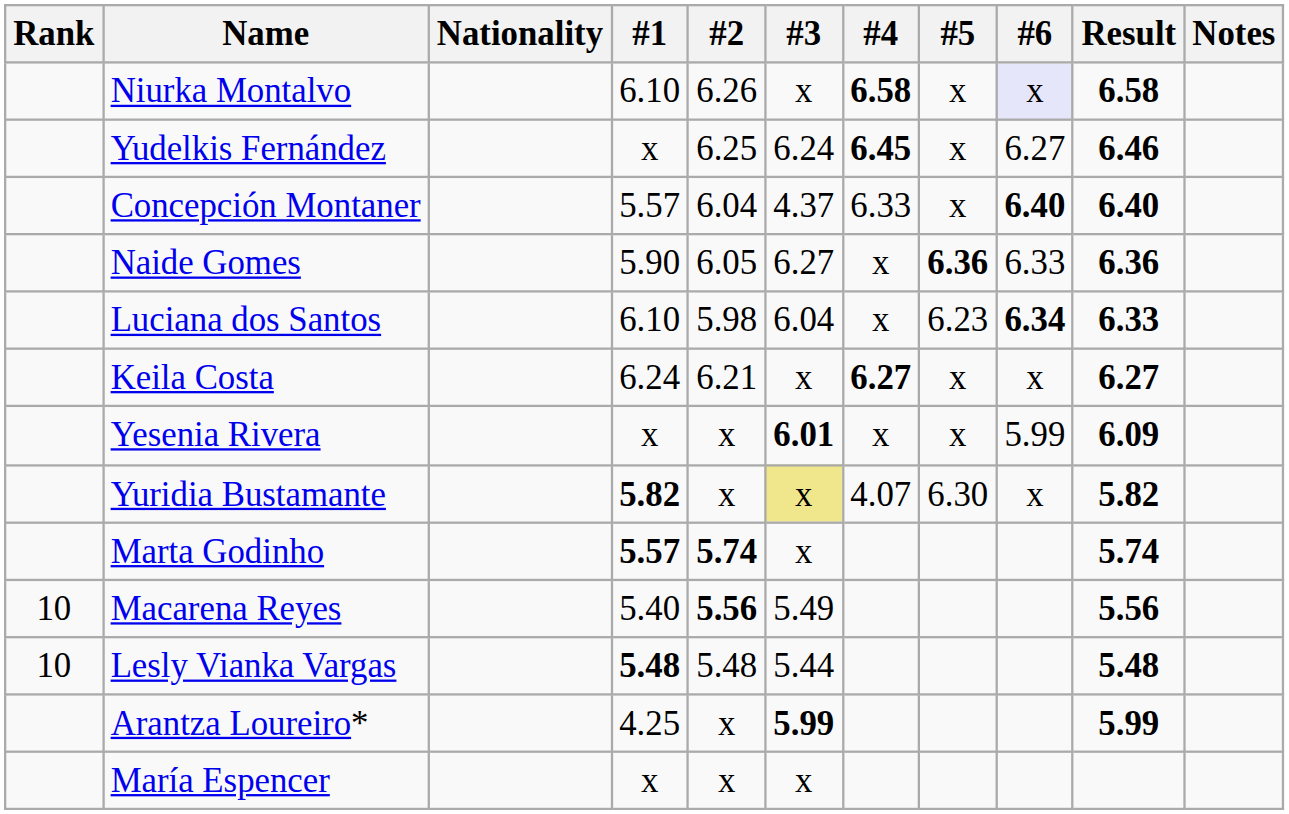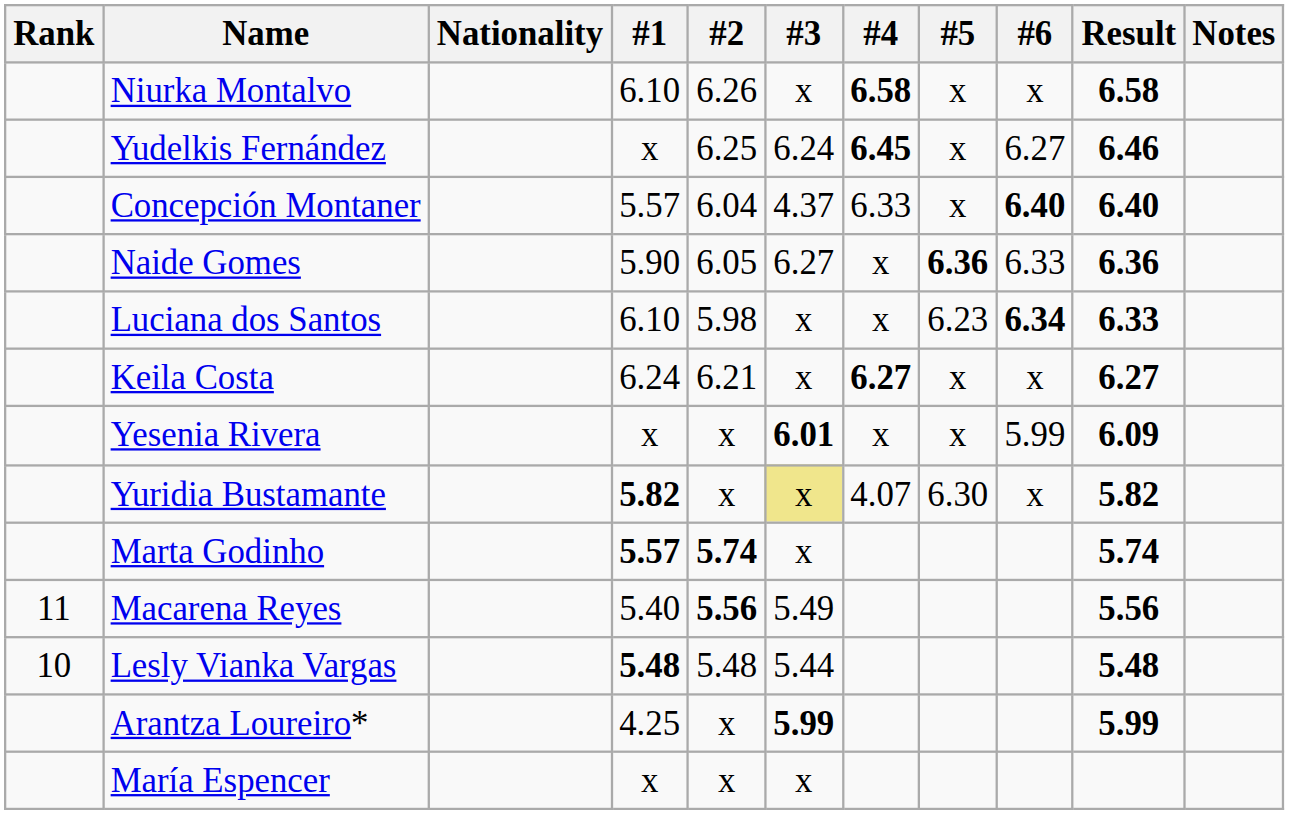(1035, 90) lavender background -> (1035, 90) no background
(804, 320) 6.04 -> (804, 320) x
(54, 607) 10 -> (54, 607) 11
